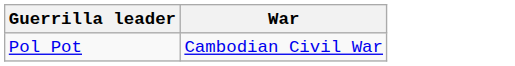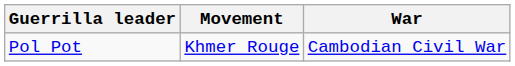+ column: (242, 19)
